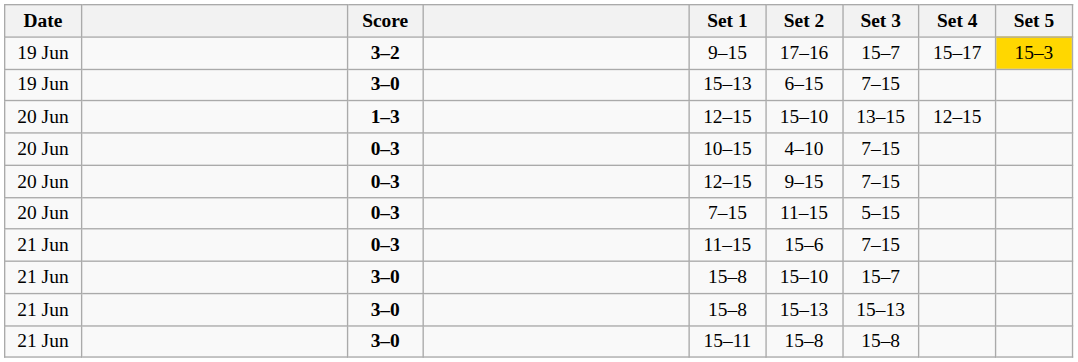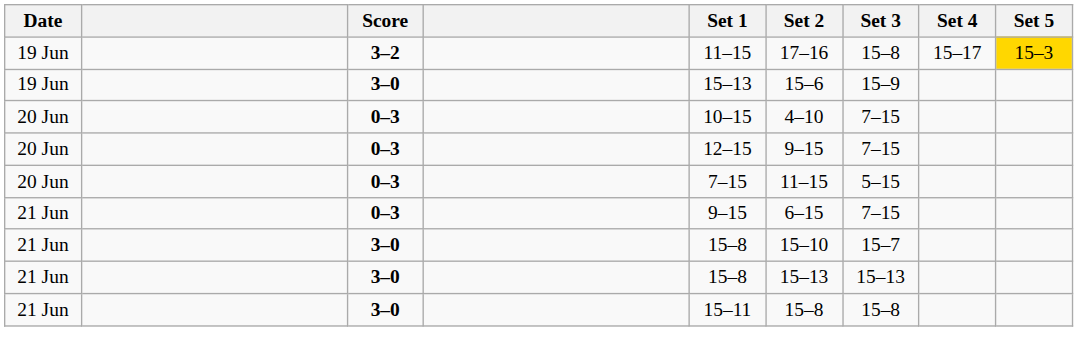(727, 52) 9–15 -> (727, 52) 11–15
(881, 52) 15–7 -> (881, 52) 15–8
(804, 85) 6–15 -> (804, 85) 15–6
(881, 85) 7–15 -> (881, 85) 15–9
- row: (43, 117)
(727, 245) 11–15 -> (727, 213) 9–15
(804, 245) 15–6 -> (804, 213) 6–15
